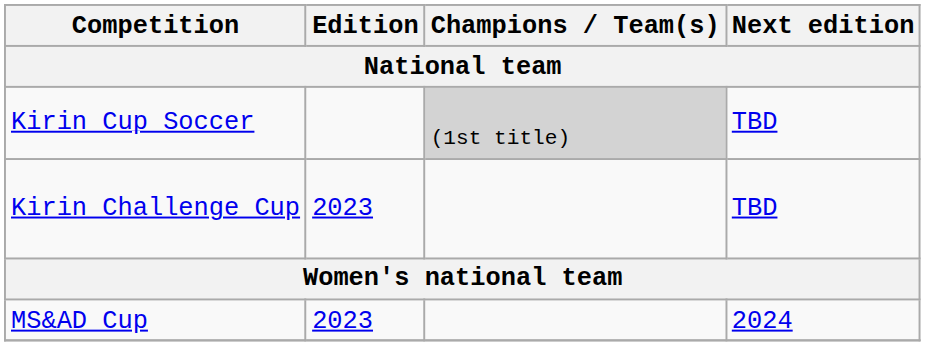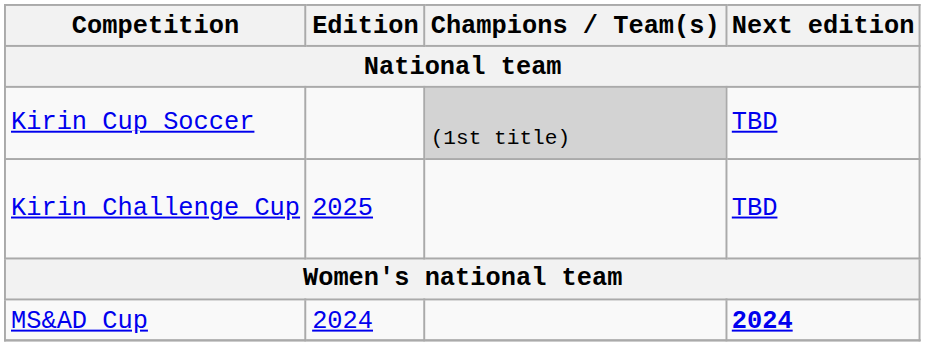(343, 208) 2023 -> (343, 208) 2025
(343, 320) 2023 -> (343, 320) 2024
(762, 320) normal -> (762, 320) bold
